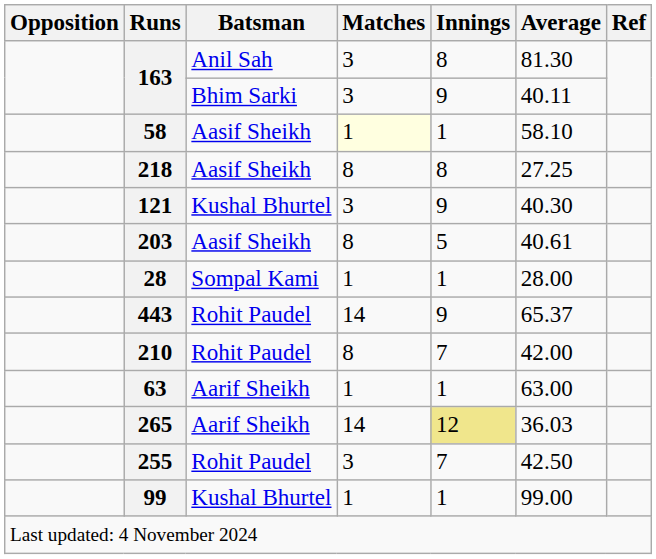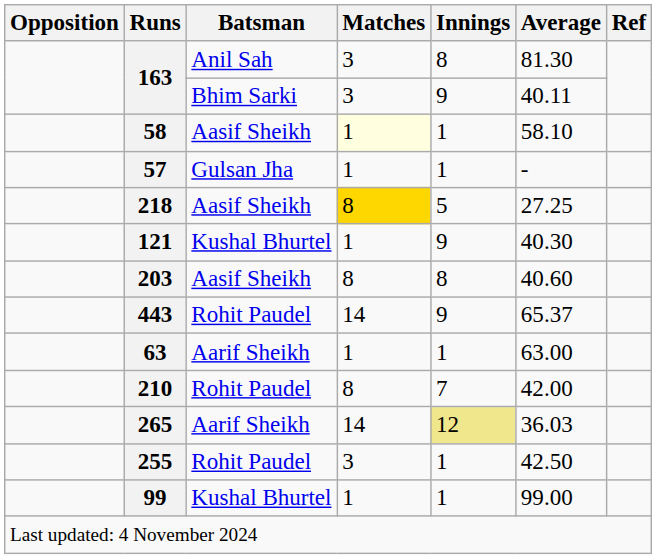+ row: (155, 168)
(348, 168) no background -> (348, 205) gold background
(442, 168) 8 -> (442, 205) 5
(348, 205) 3 -> (348, 242) 1
(442, 242) 5 -> (442, 278) 8
(547, 242) 40.61 -> (547, 278) 40.60
- row: (155, 278)
rows swapped: (155, 351) <-> (155, 388)
(442, 461) 7 -> (442, 461) 1
